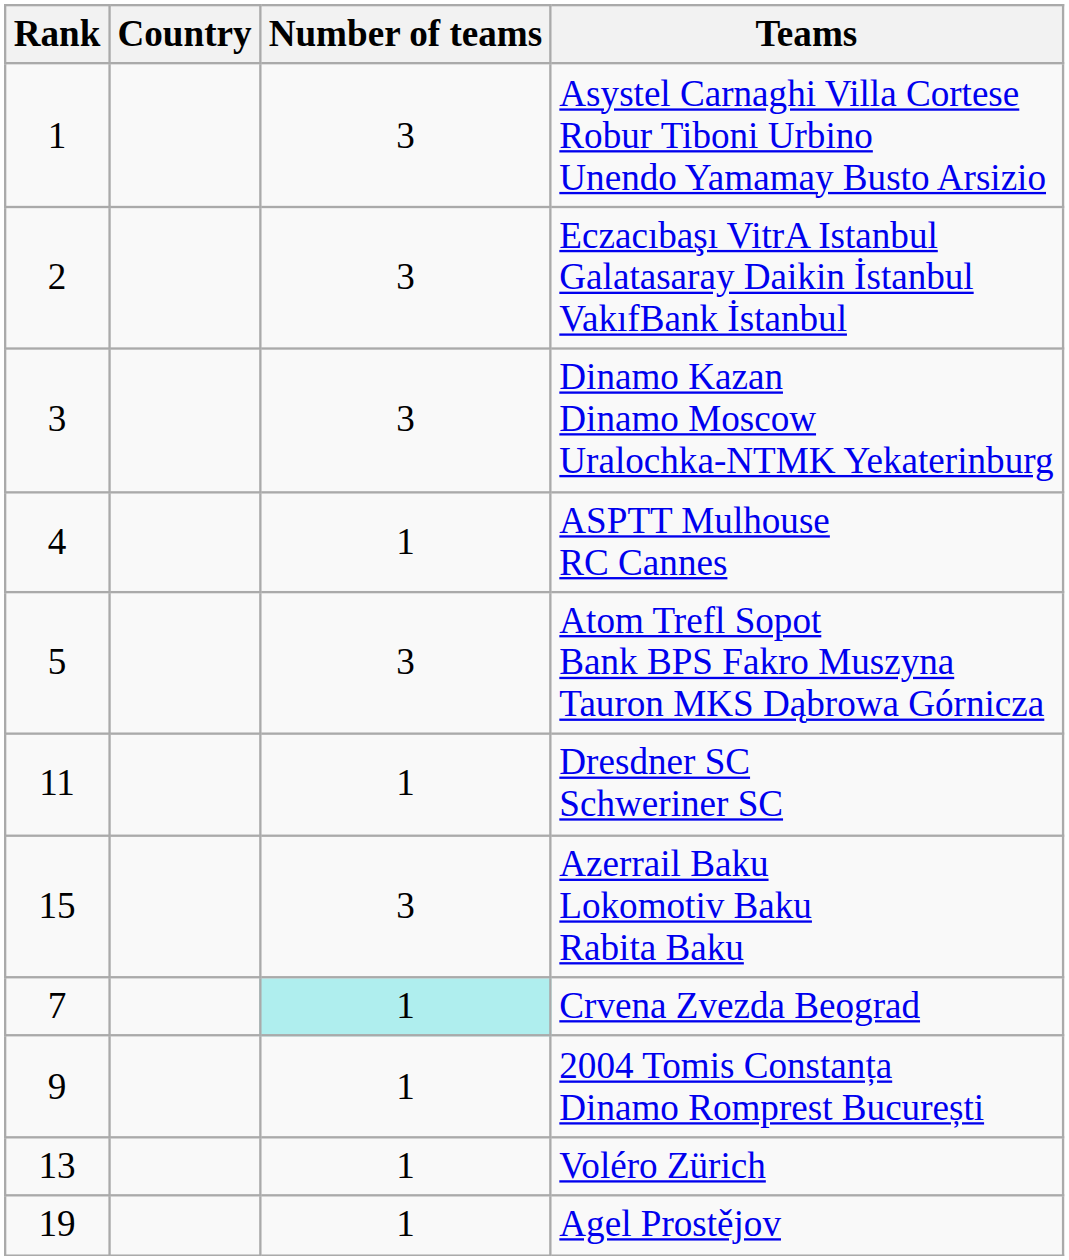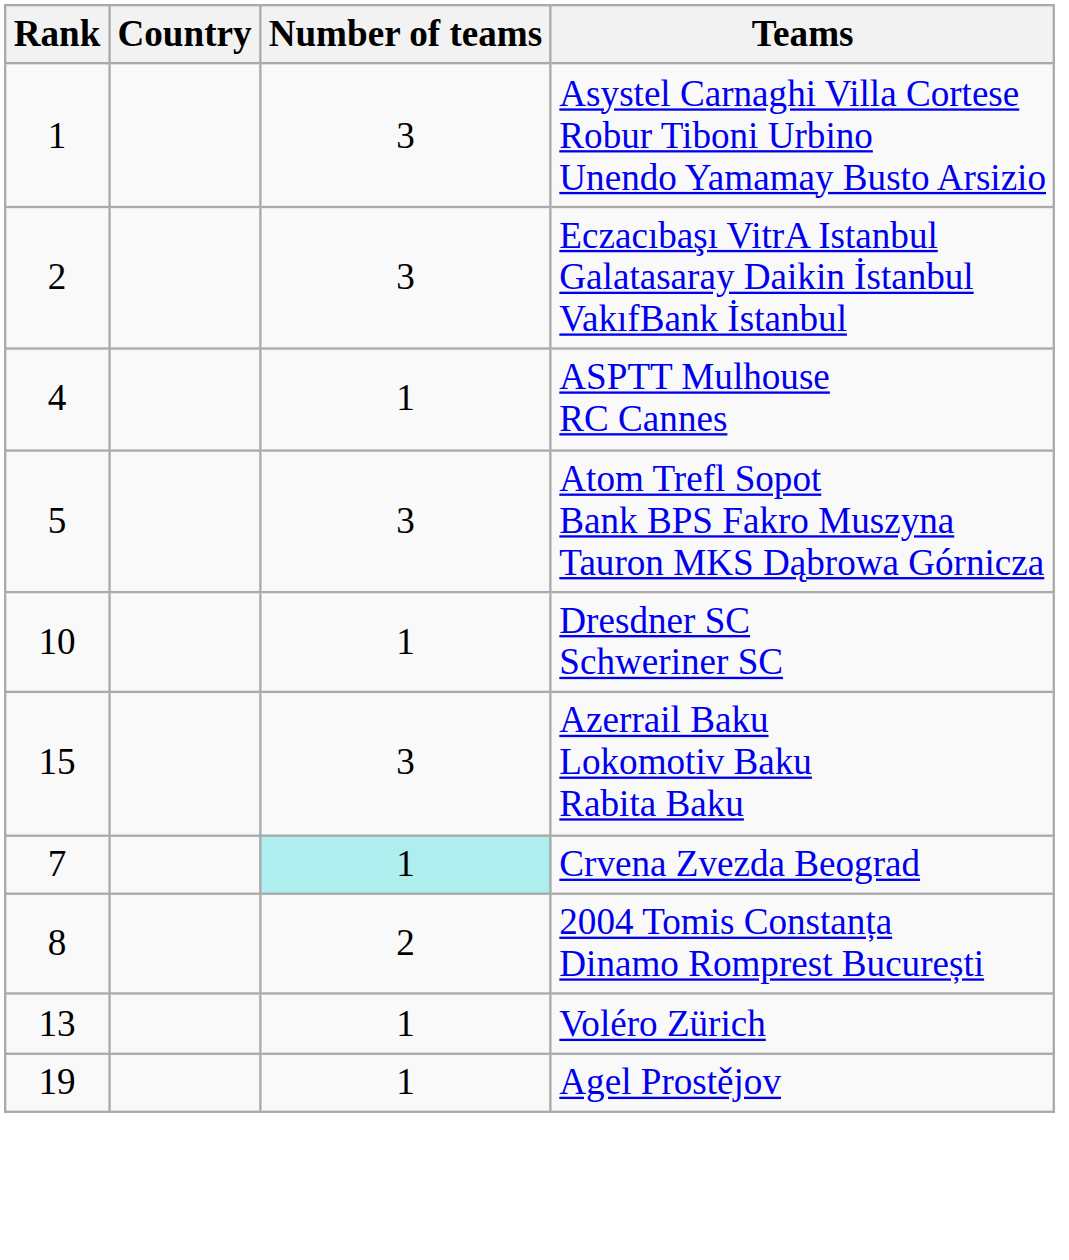- row: (806, 419)
(57, 783) 11 -> (57, 641) 10
(57, 1085) 9 -> (57, 943) 8
(405, 1085) 1 -> (405, 943) 2
